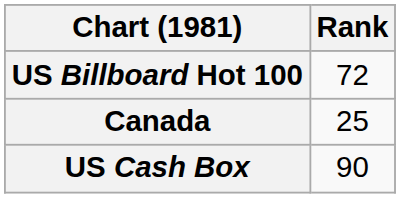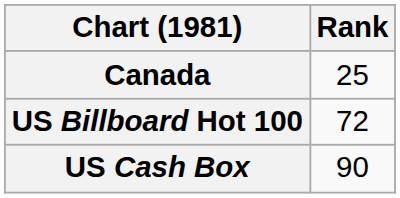rows swapped: (157, 121) <-> (157, 74)
